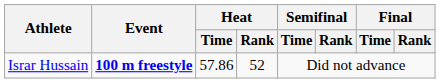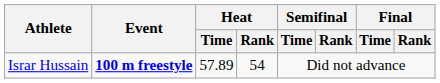(216, 65) 57.86 -> (216, 65) 57.89
(257, 65) 52 -> (257, 65) 54
